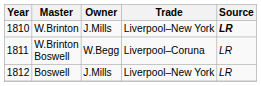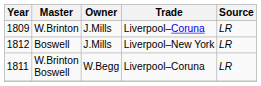(18, 28) 1810 -> (18, 28) 1809
(169, 28) Liverpool–New York -> (164, 28) Liverpool–Coruna
(226, 28) bold -> (226, 28) normal
rows swapped: (56, 50) <-> (52, 72)
